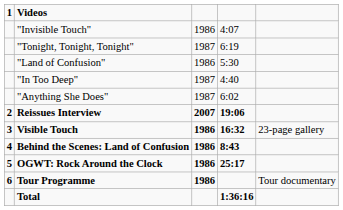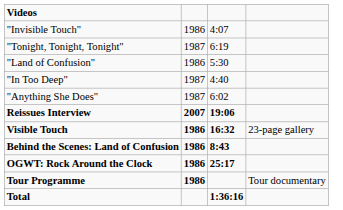- column: (9, 12)
